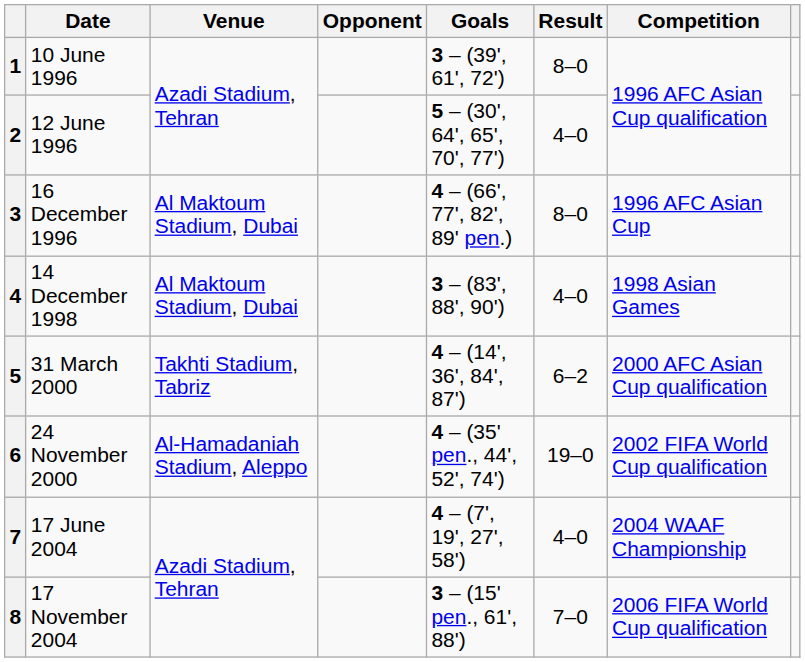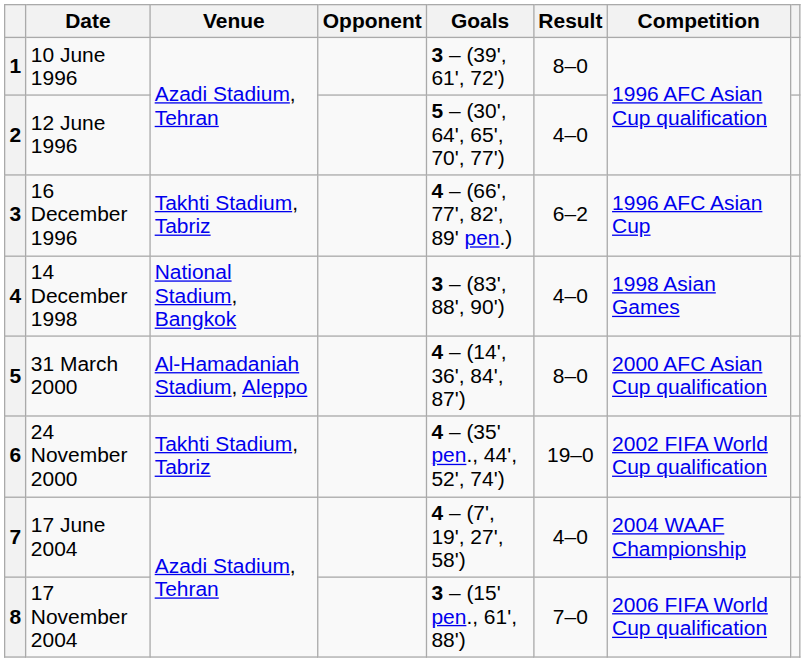(226, 215) Al Maktoum Stadium, Dubai -> (226, 215) Takhti Stadium, Tabriz
(570, 215) 8–0 -> (570, 215) 6–2
(226, 295) Al Maktoum Stadium, Dubai -> (196, 295) National Stadium, Bangkok
(226, 375) Takhti Stadium, Tabriz -> (231, 375) Al-Hamadaniah Stadium, Aleppo
(570, 375) 6–2 -> (570, 375) 8–0
(231, 456) Al-Hamadaniah Stadium, Aleppo -> (226, 456) Takhti Stadium, Tabriz
